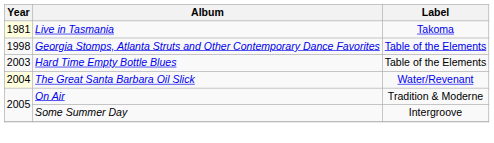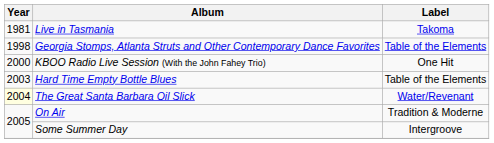(19, 29) lightyellow background -> (19, 29) no background
+ row: (150, 63)
